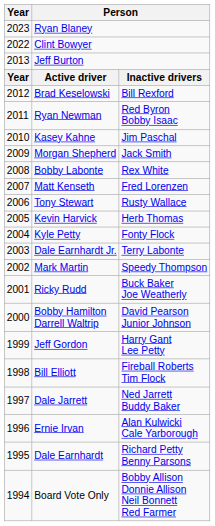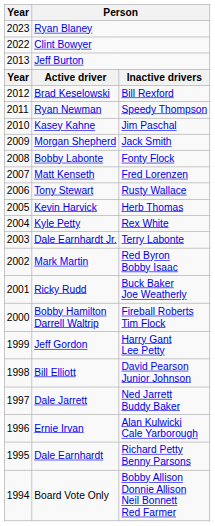(150, 115) Red Byron Bobby Isaac -> (164, 110) Speedy Thompson
(145, 170) Rex White -> (148, 158) Fonty Flock
(148, 235) Fonty Flock -> (145, 223) Rex White
(164, 267) Speedy Thompson -> (150, 261) Red Byron Bobby Isaac
(156, 317) David Pearson Junior Johnson -> (158, 317) Fireball Roberts Tim Flock
(158, 373) Fireball Roberts Tim Flock -> (156, 373) David Pearson Junior Johnson
